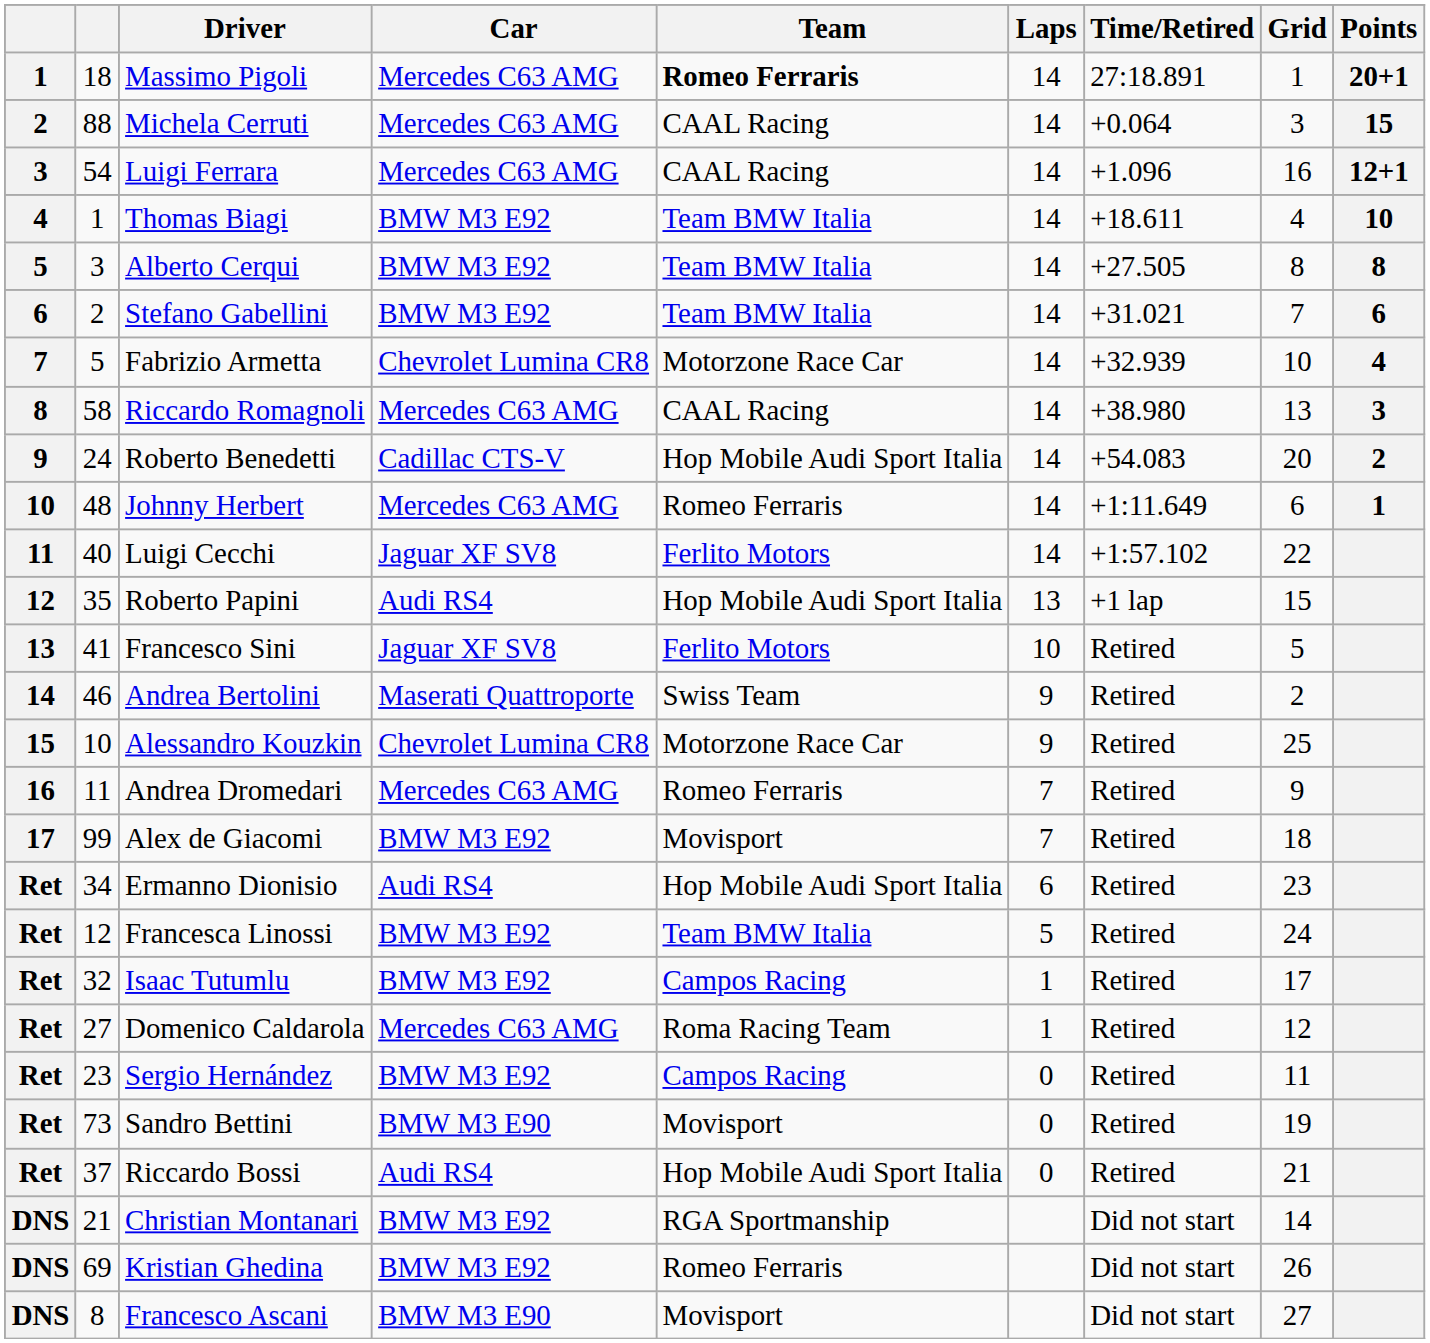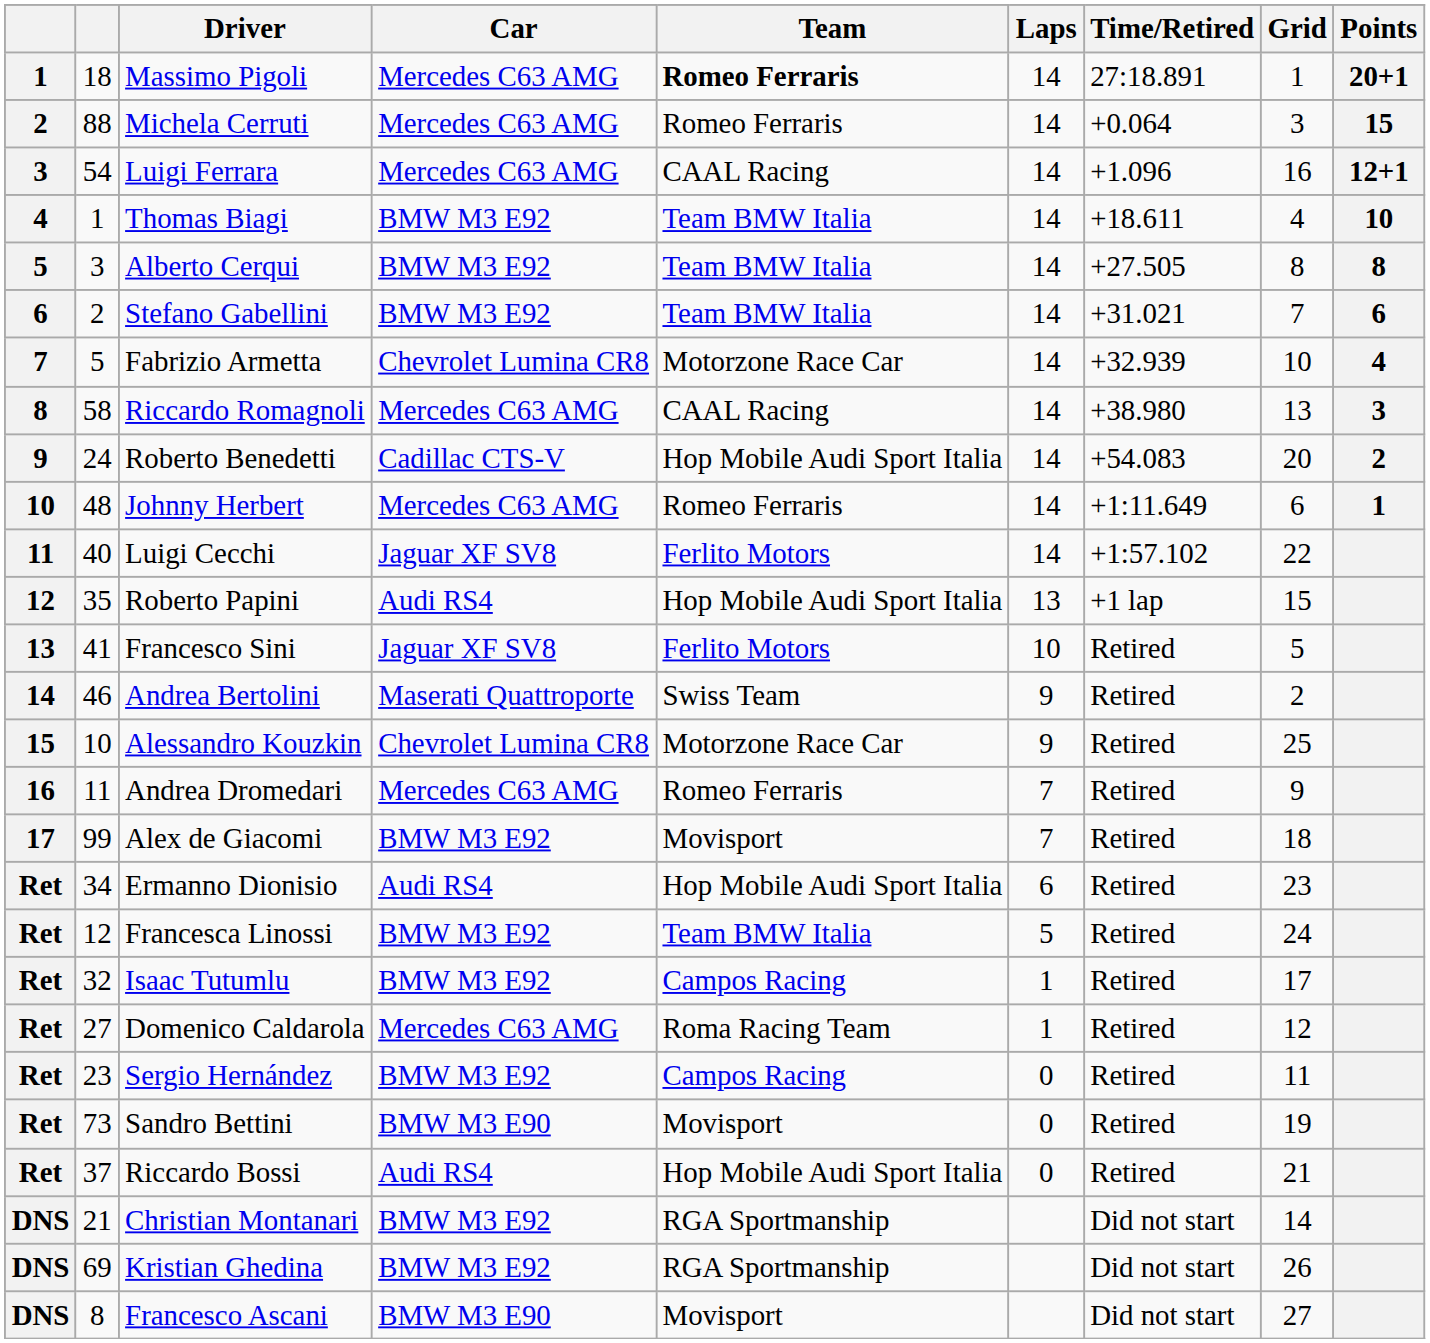(746, 123) CAAL Racing -> (753, 123) Romeo Ferraris
(753, 1266) Romeo Ferraris -> (776, 1266) RGA Sportmanship
